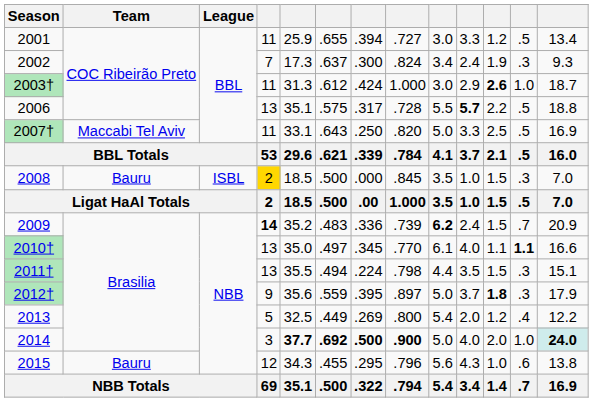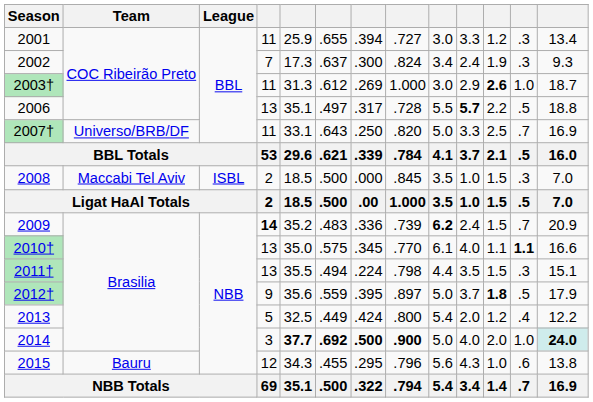(524, 39) .5 -> (524, 39) .3
(368, 86) .424 -> (368, 86) .269
(333, 109) .575 -> (333, 109) .497
(131, 132) Maccabi Tel Aviv -> (131, 132) Universo/BRB/DF
(524, 132) .5 -> (524, 132) .7
(131, 178) Bauru -> (131, 178) Maccabi Tel Aviv
(269, 178) gold background -> (269, 178) no background
(333, 247) .497 -> (333, 247) .575
(524, 293) .3 -> (524, 293) .5
(368, 317) .269 -> (368, 317) .424
